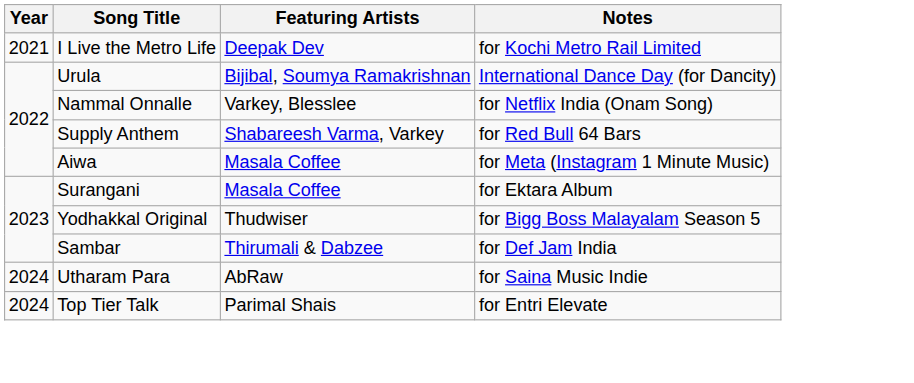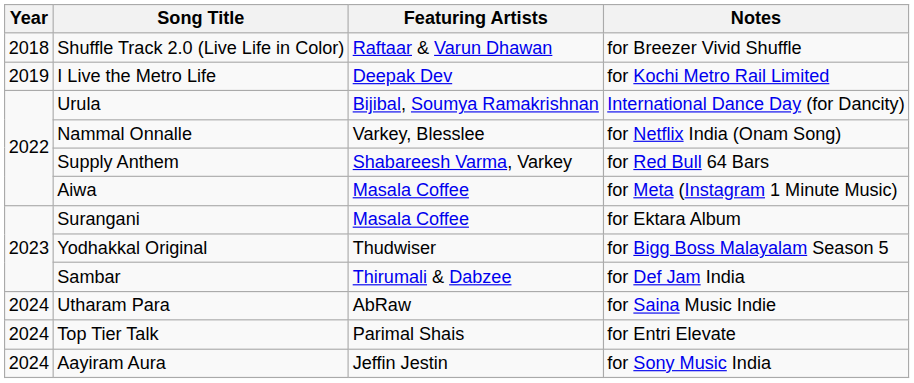+ row: (201, 47)
(29, 47) 2021 -> (29, 76) 2019
+ row: (112, 362)
